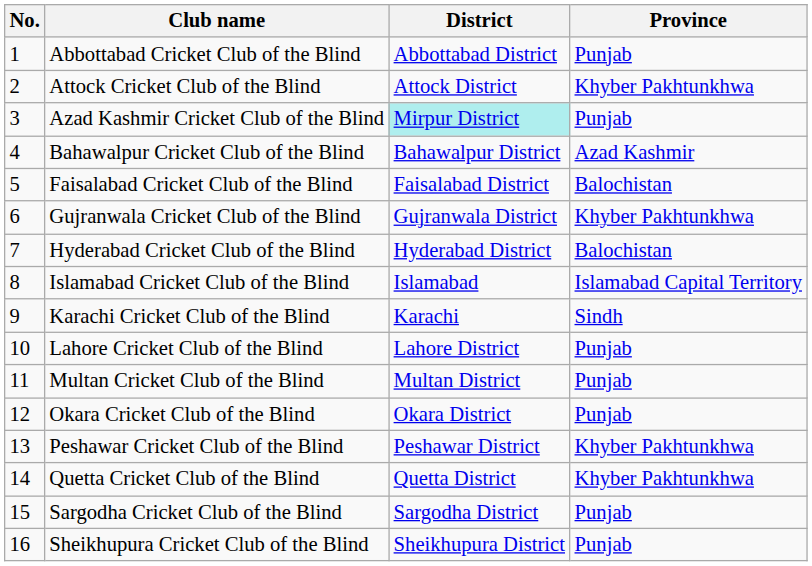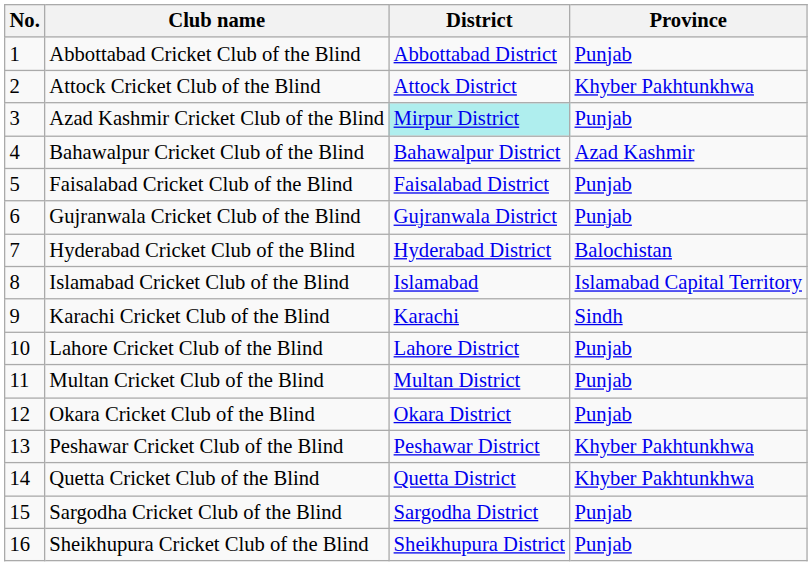(623, 184) Balochistan -> (603, 184) Punjab
(664, 217) Khyber Pakhtunkhwa -> (603, 217) Punjab
